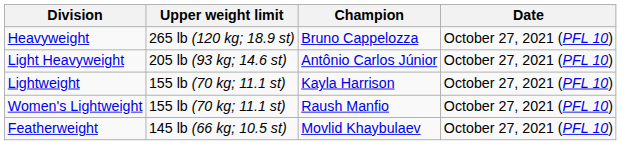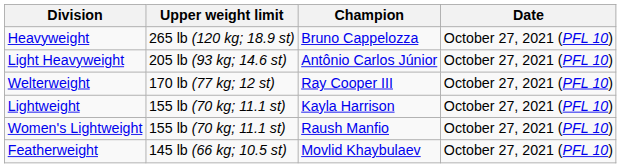+ row: (49, 83)
